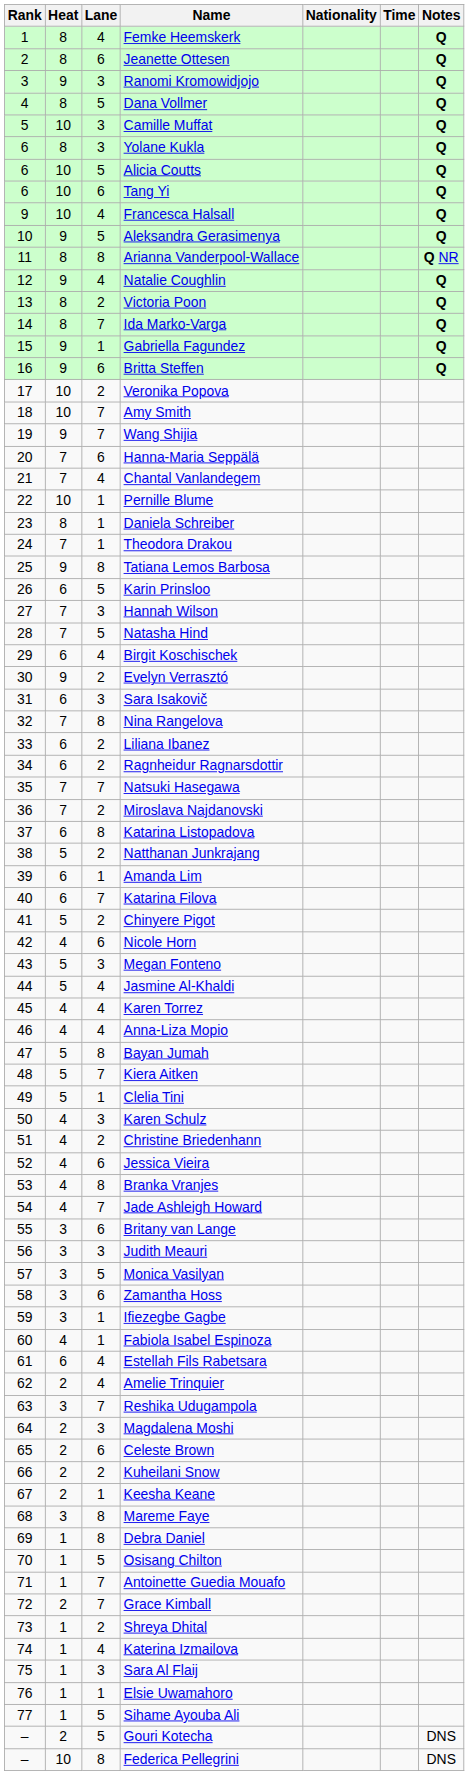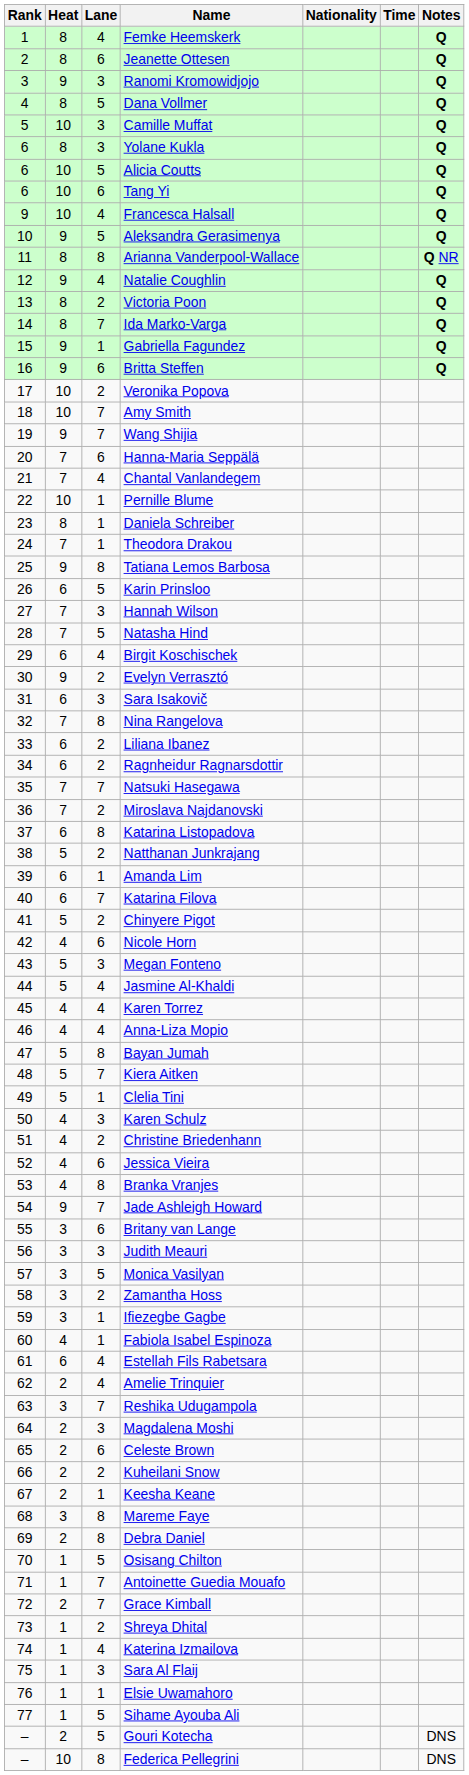(63, 1207) 4 -> (63, 1207) 9
(101, 1295) 6 -> (101, 1295) 2
(63, 1538) 1 -> (63, 1538) 2
